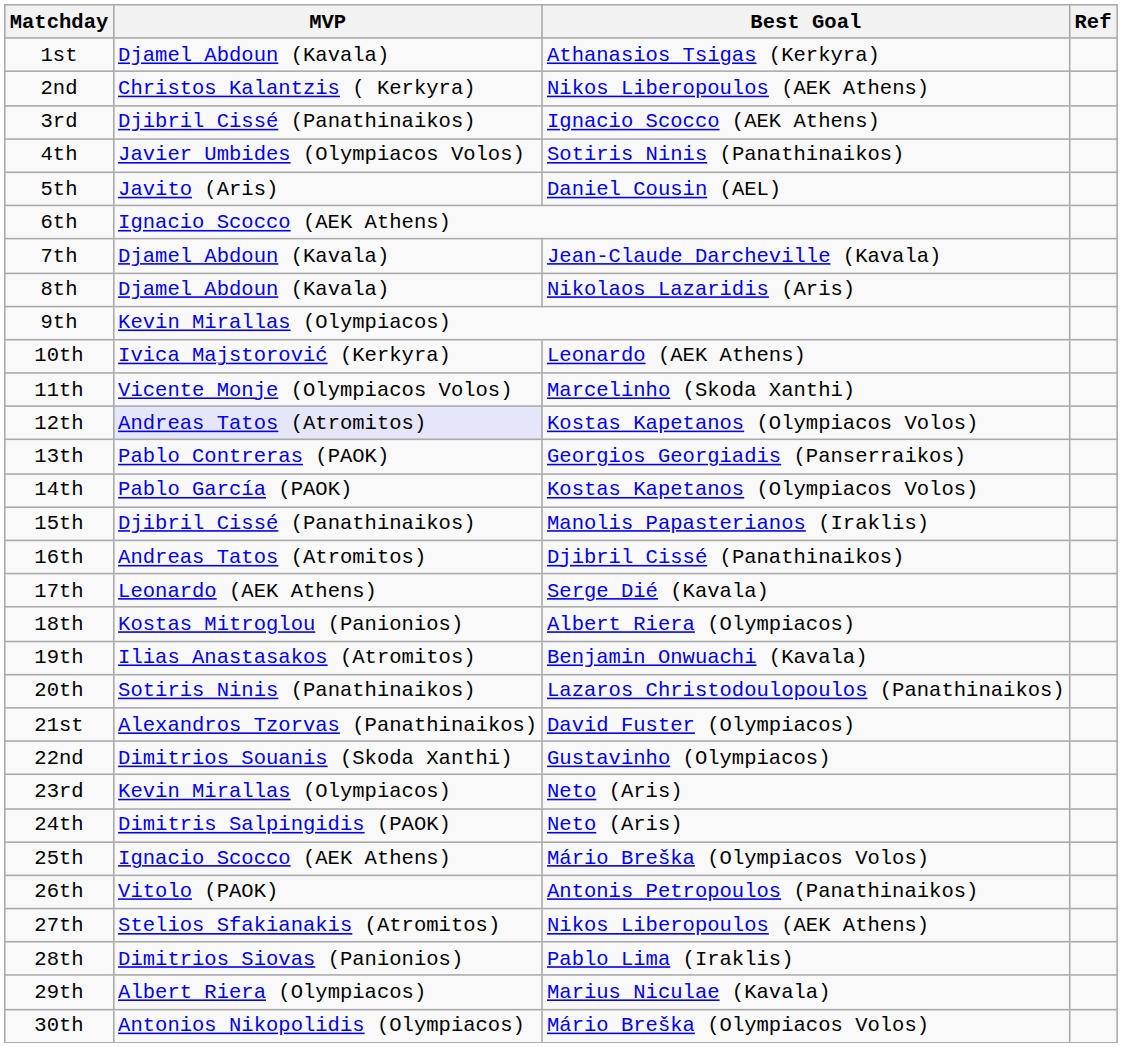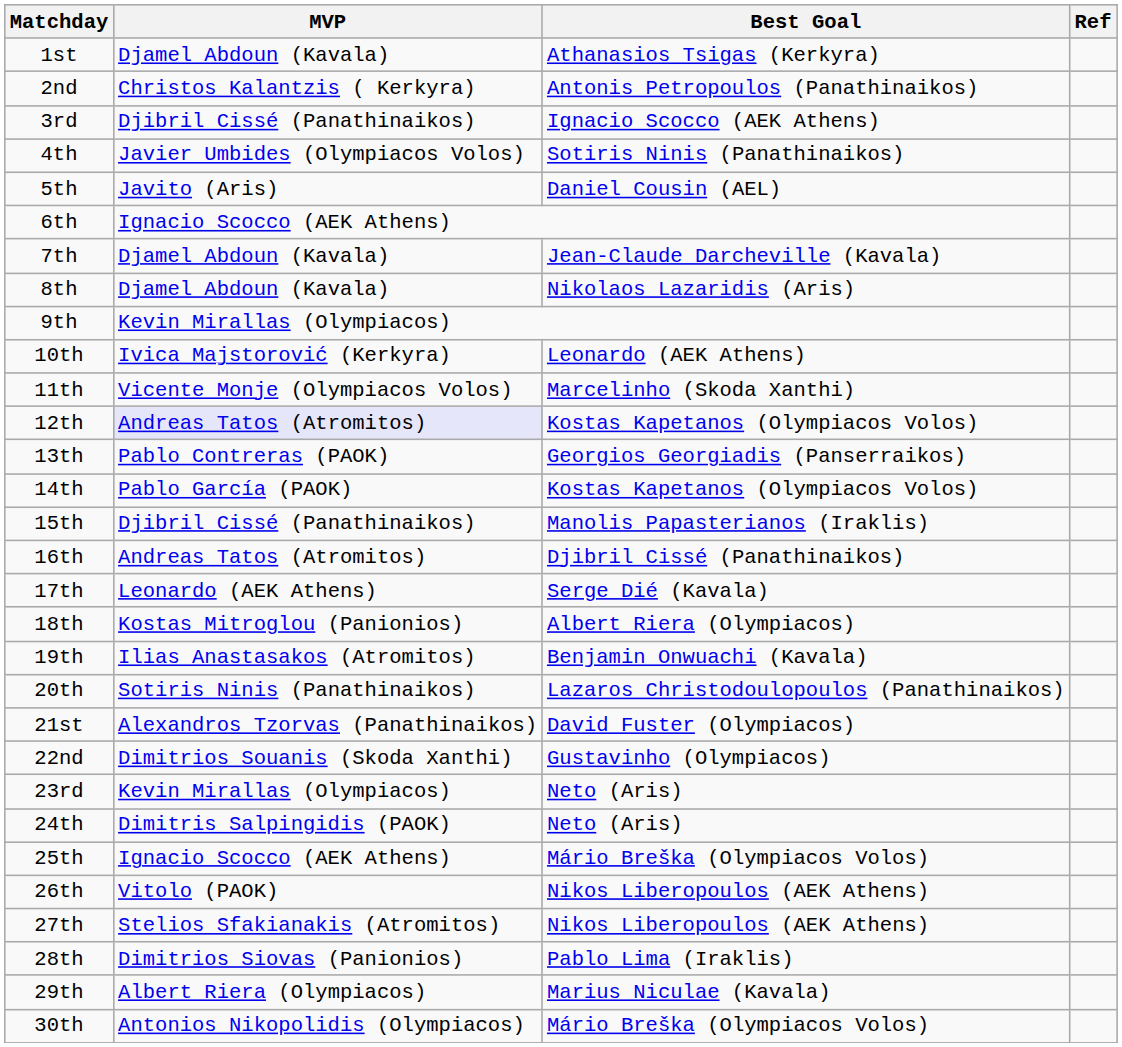(738, 88) Nikos Liberopoulos (AEK Athens) -> (763, 88) Antonis Petropoulos (Panathinaikos)
(763, 892) Antonis Petropoulos (Panathinaikos) -> (738, 892) Nikos Liberopoulos (AEK Athens)
